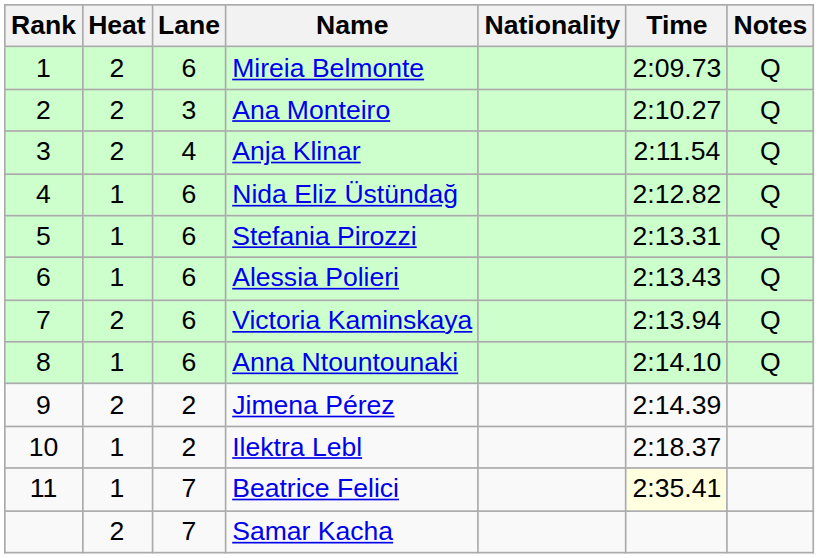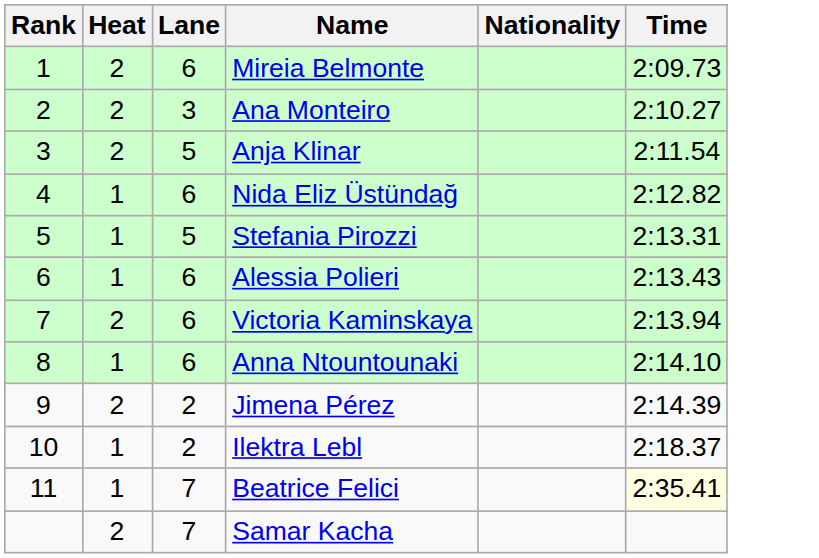- column: (770, 25)
(189, 151) 4 -> (189, 151) 5
(189, 236) 6 -> (189, 236) 5
